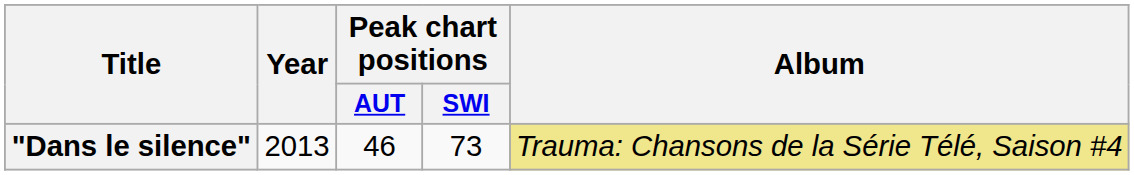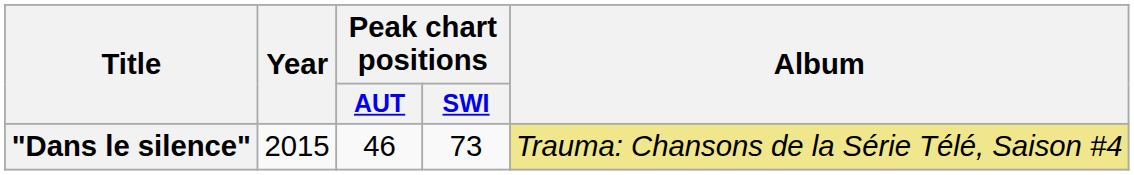(297, 146) 2013 -> (297, 146) 2015
